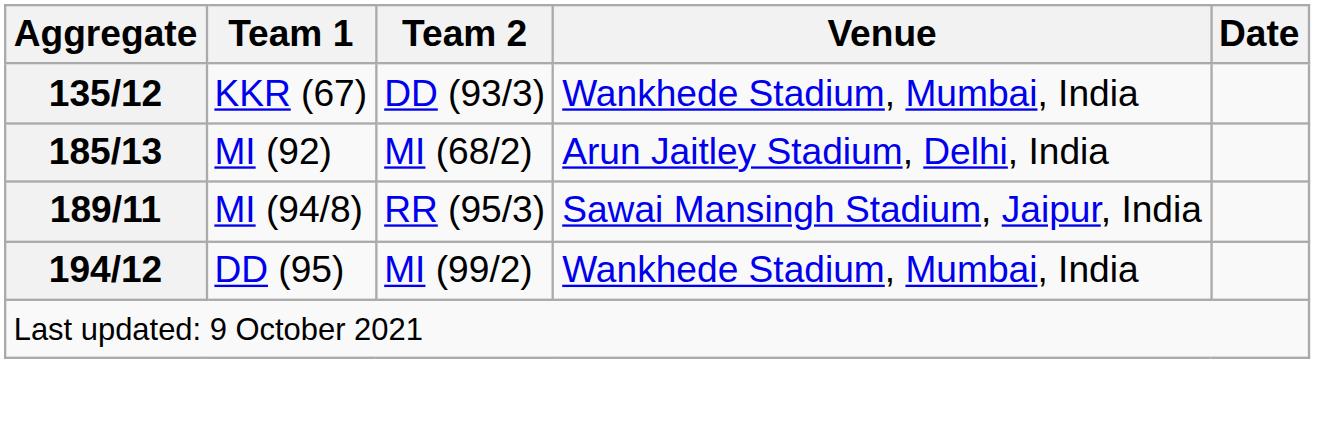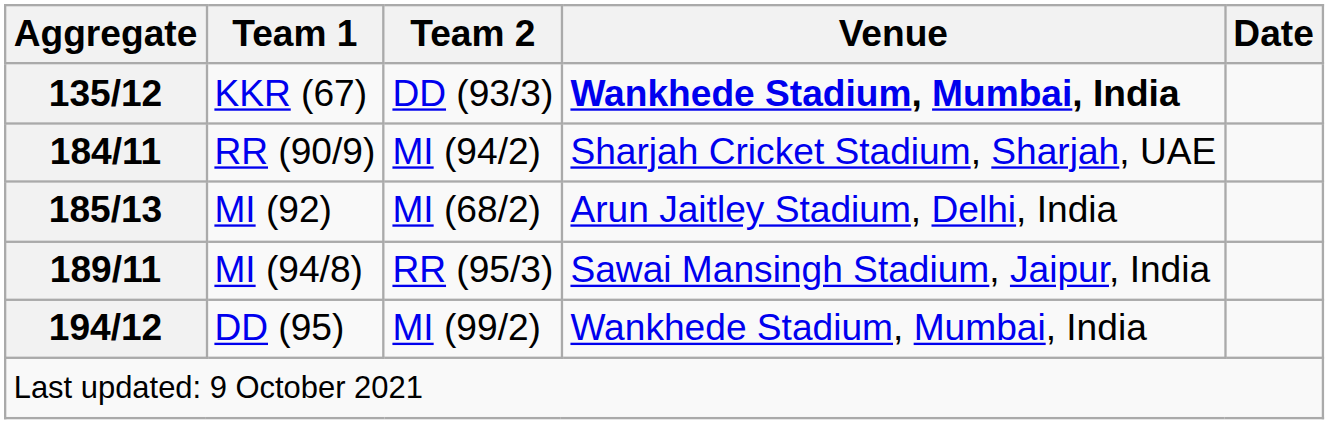(850, 92) normal -> (875, 92) bold
+ row: (295, 151)
